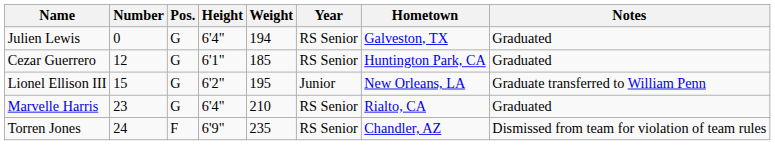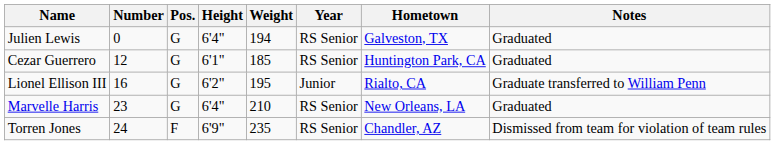(120, 83) 15 -> (120, 83) 16
(415, 83) New Orleans, LA -> (395, 83) Rialto, CA
(395, 106) Rialto, CA -> (415, 106) New Orleans, LA
